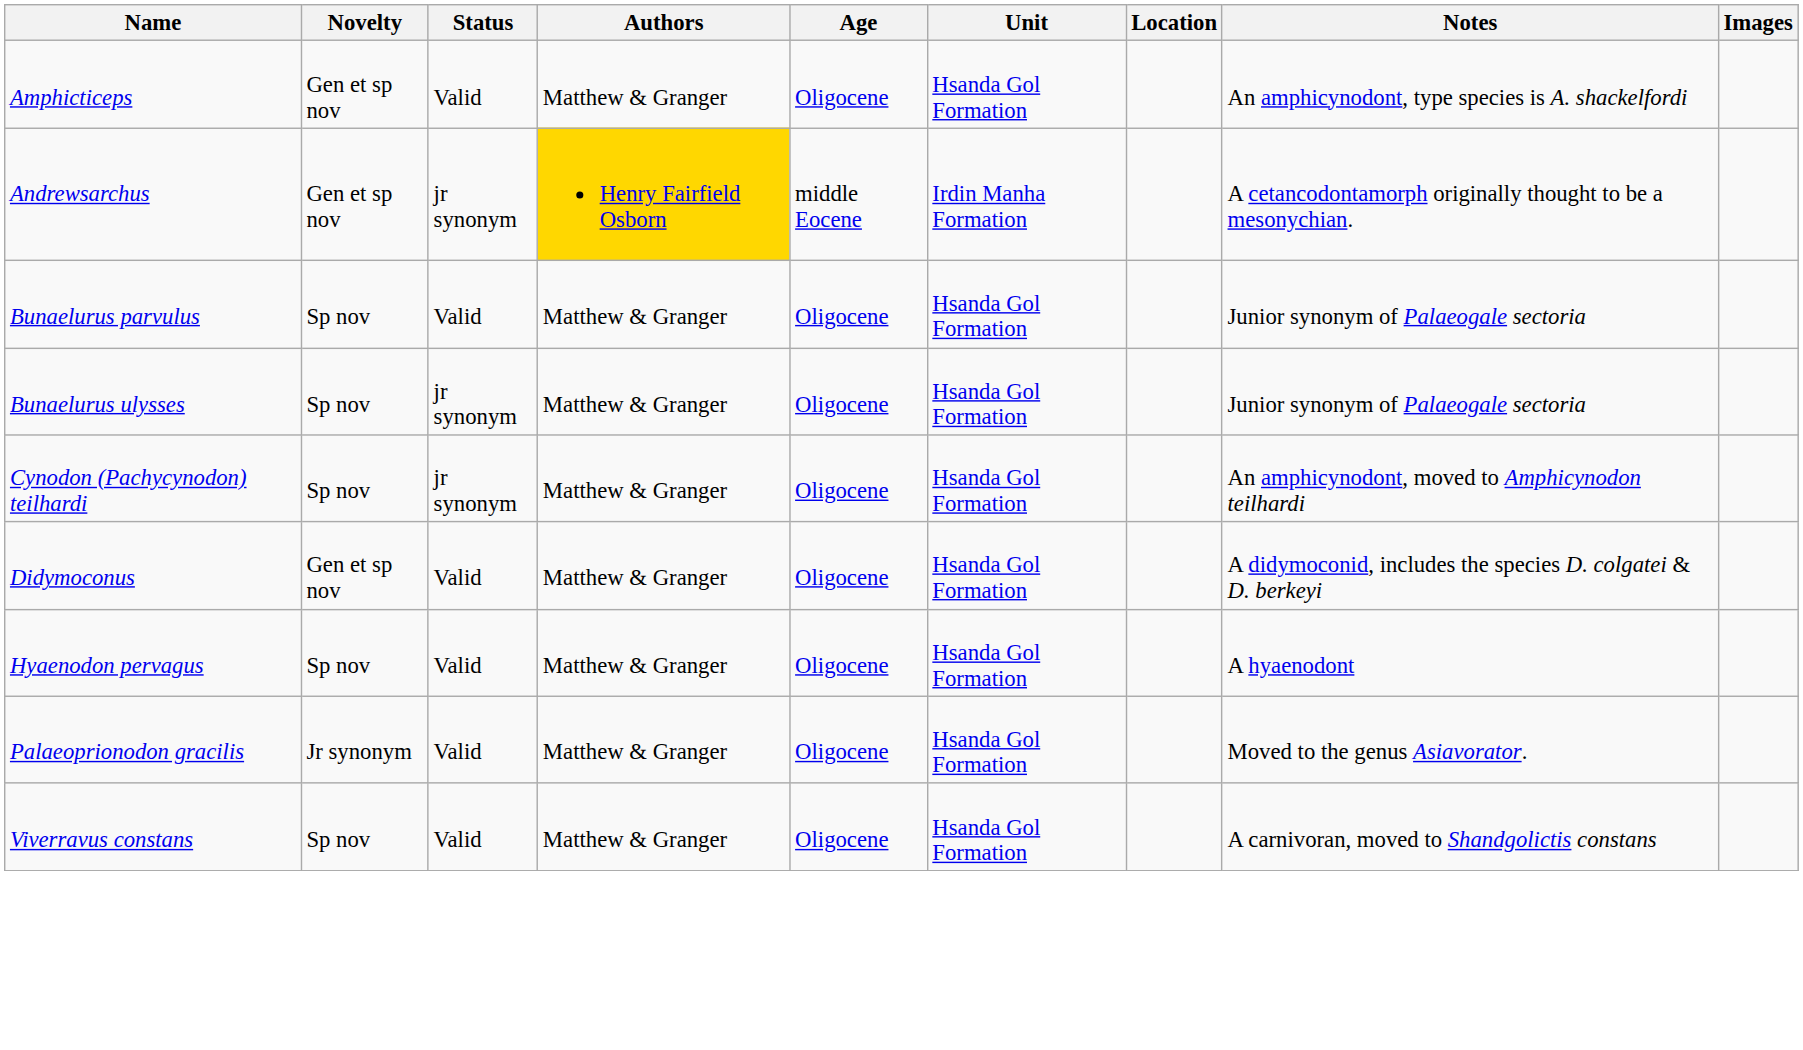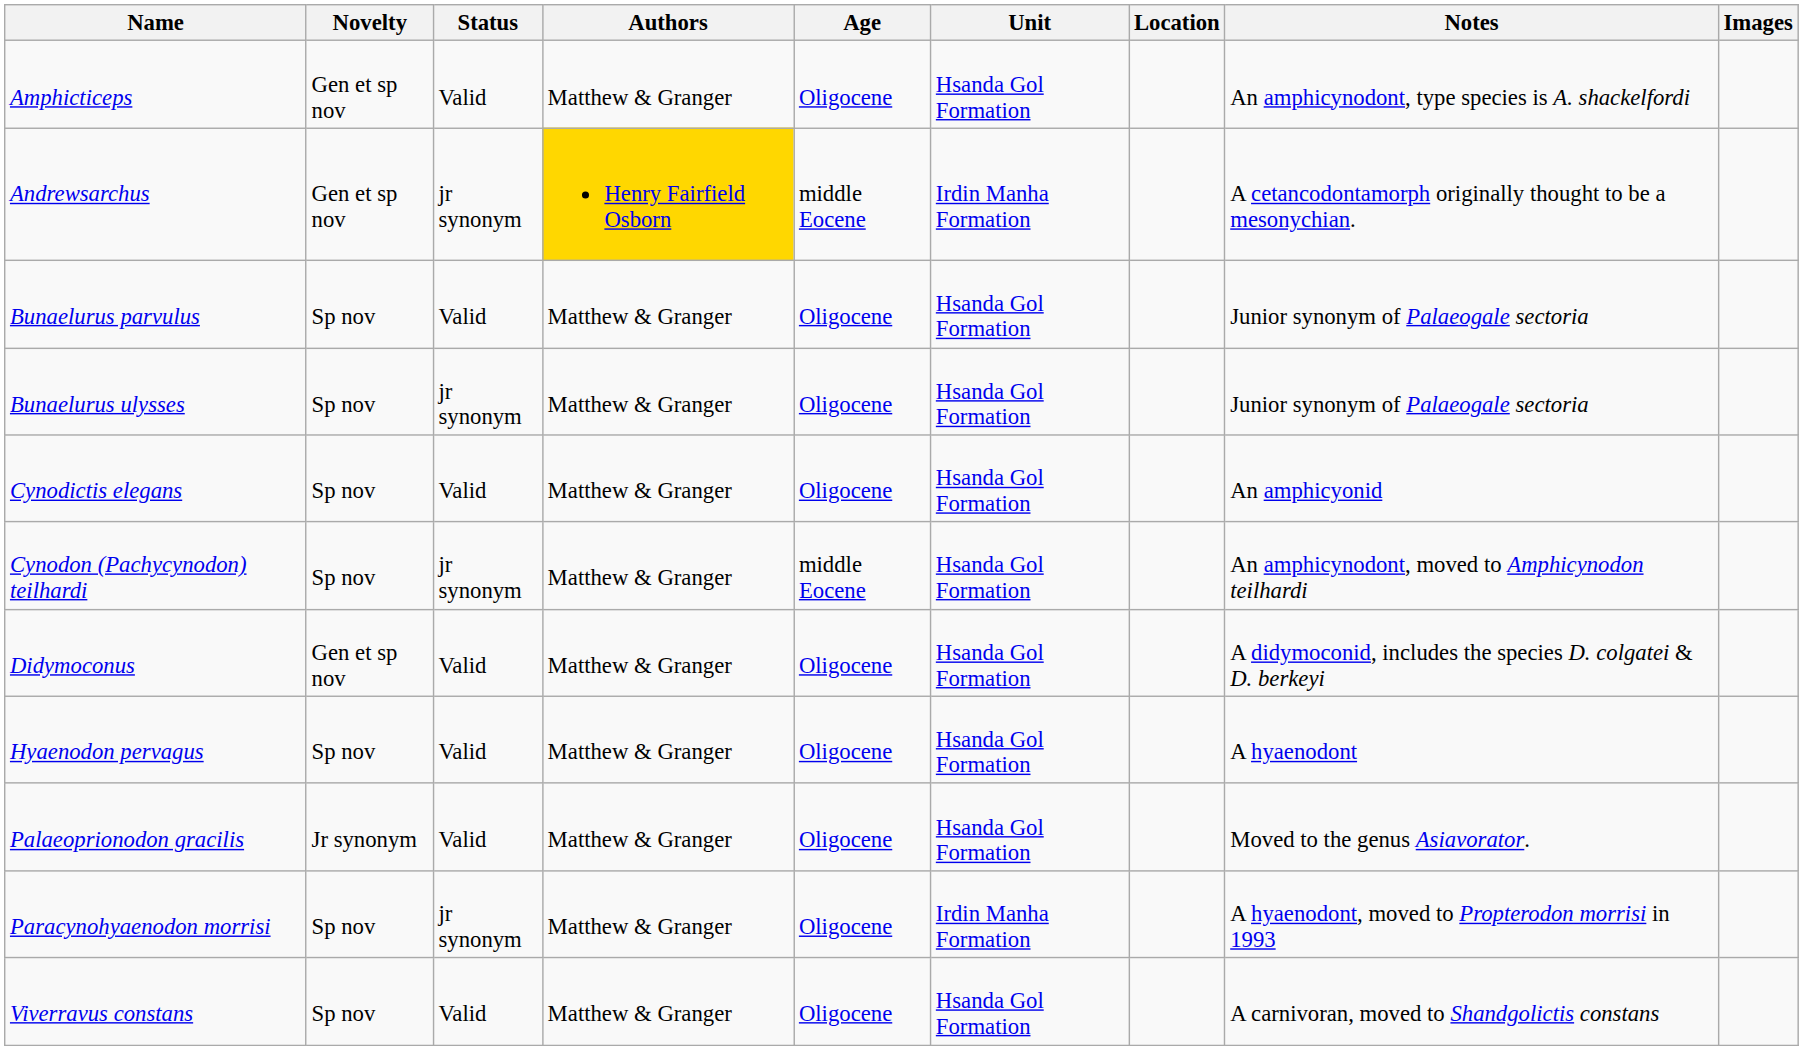+ row: (96, 490)
(842, 490) Oligocene -> (832, 578) middle Eocene
+ row: (140, 926)
